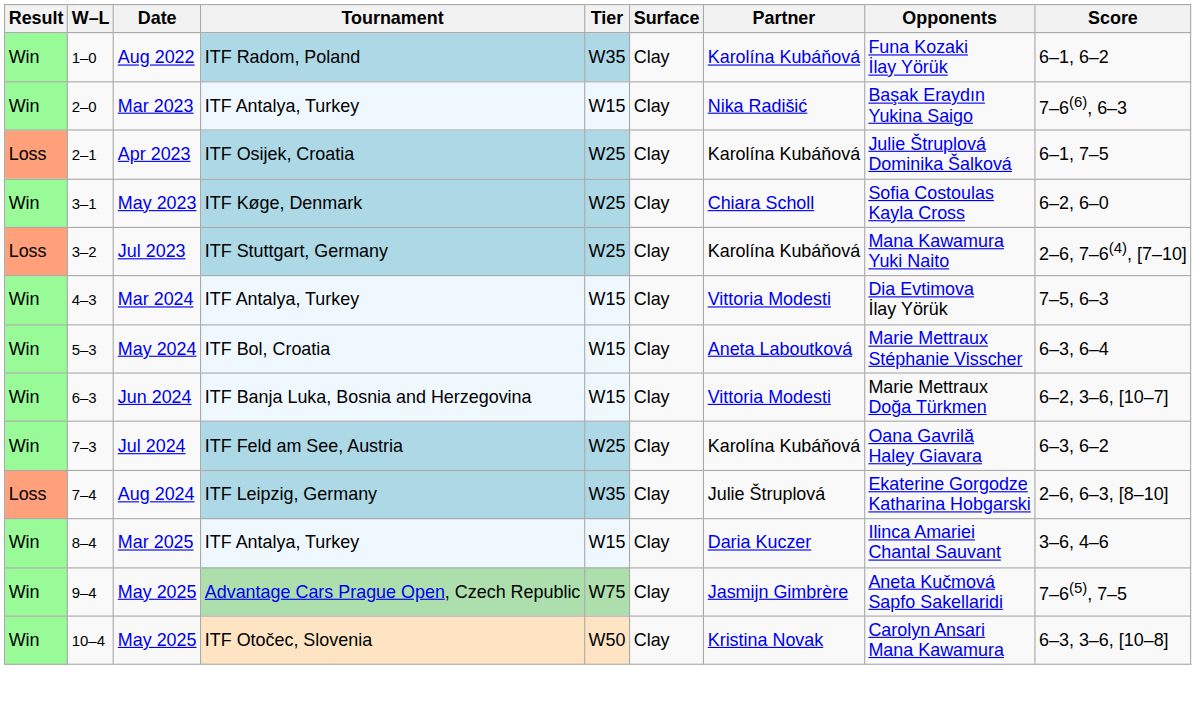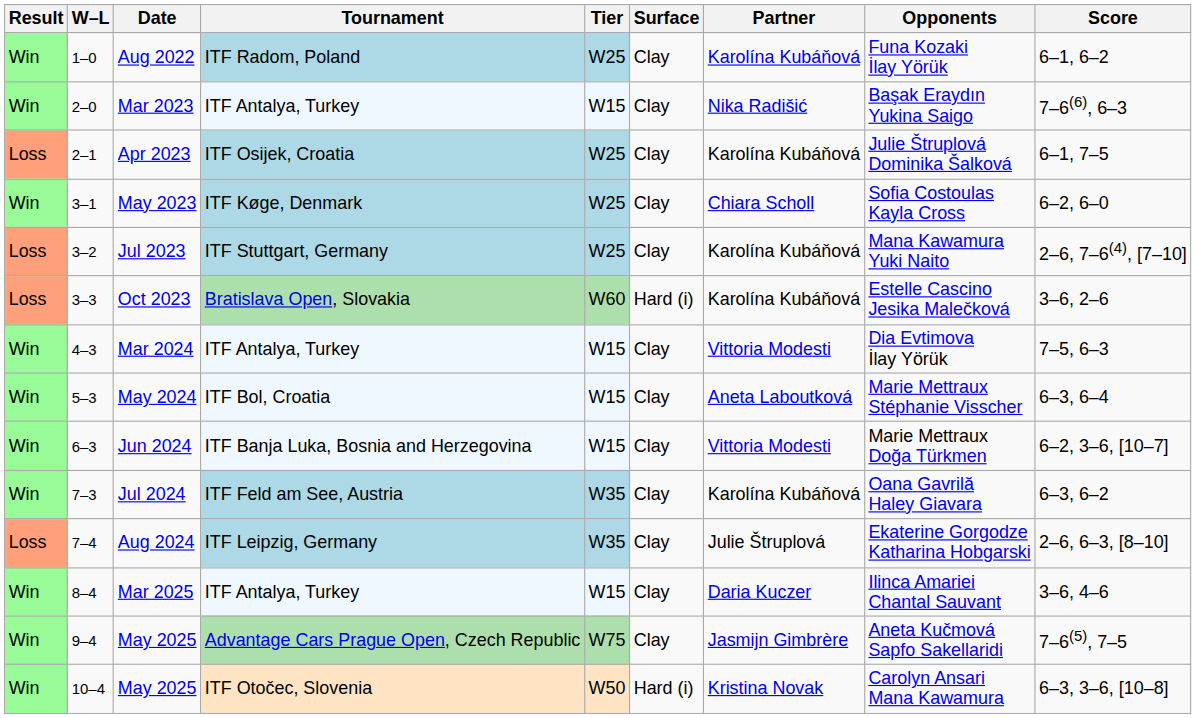(607, 57) W35 -> (607, 57) W25
+ row: (84, 301)
(607, 445) W25 -> (607, 494) W35
(652, 640) Clay -> (664, 688) Hard (i)
